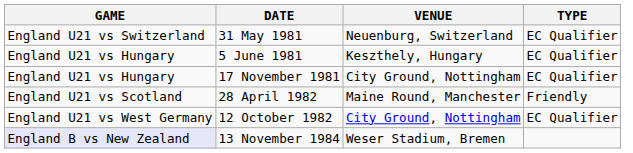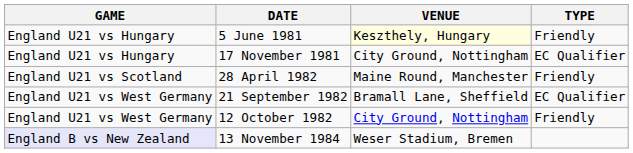- row: (260, 35)
(414, 56) no background -> (422, 35) lightyellow background
(572, 56) EC Qualifier -> (565, 35) Friendly
+ row: (283, 97)
(572, 118) EC Qualifier -> (565, 118) Friendly
